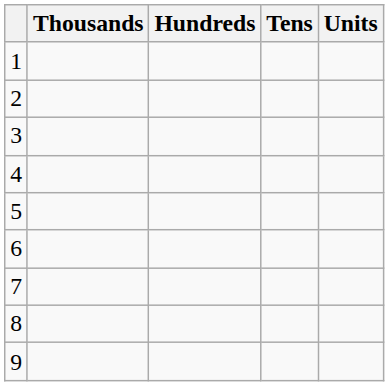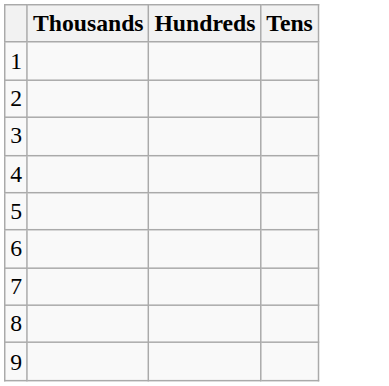- column: (351, 23)
